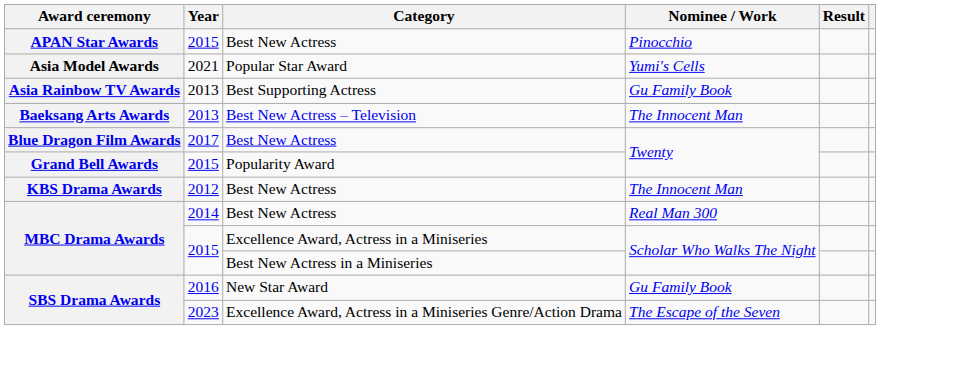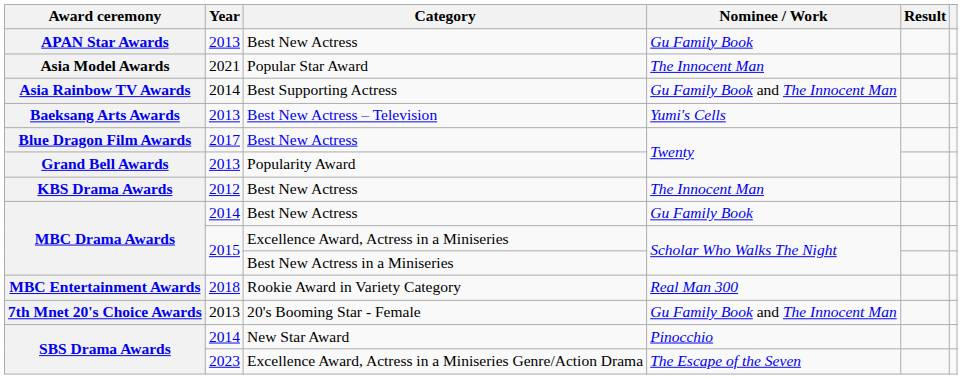(203, 41) 2015 -> (224, 41) 2013
(661, 41) Pinocchio -> (701, 41) Gu Family Book
(667, 66) Yumi's Cells -> (707, 66) The Innocent Man
(203, 90) 2013 -> (224, 90) 2014
(680, 90) Gu Family Book -> (773, 90) Gu Family Book and The Innocent Man
(686, 115) The Innocent Man -> (688, 115) Yumi's Cells
(203, 164) 2015 -> (224, 164) 2013
(673, 213) Real Man 300 -> (701, 213) Gu Family Book
+ row: (105, 287)
+ row: (105, 312)
(203, 287) 2016 -> (224, 336) 2014
(680, 287) Gu Family Book -> (682, 336) Pinocchio
